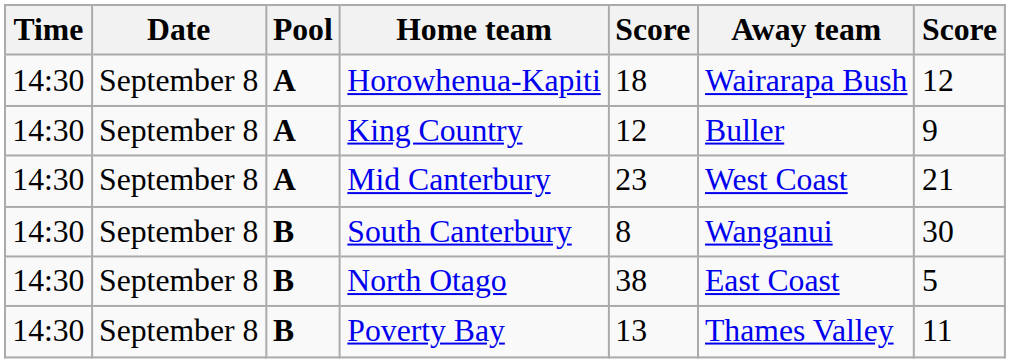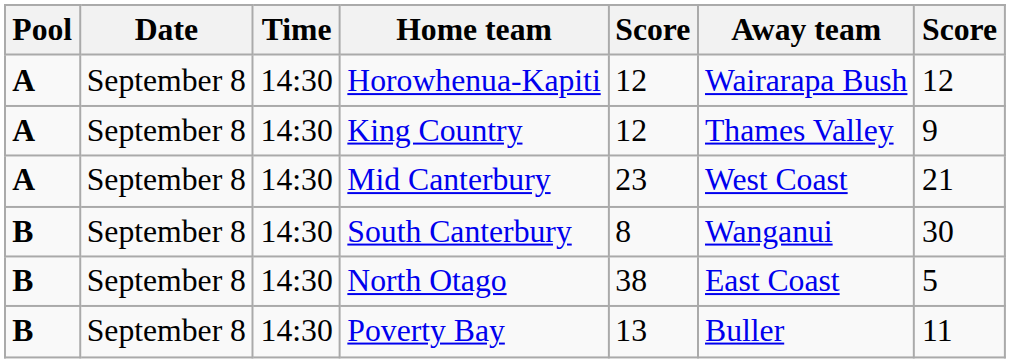columns swapped: (303, 29) <-> (48, 29)
(631, 79) 18 -> (631, 79) 12
(745, 130) Buller -> (799, 130) Thames Valley
(799, 331) Thames Valley -> (745, 331) Buller
